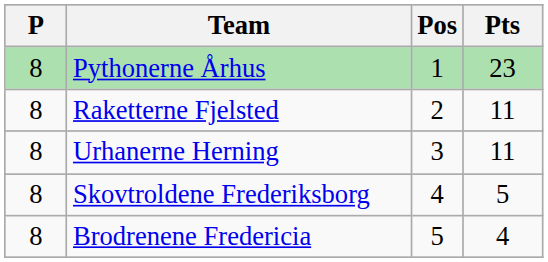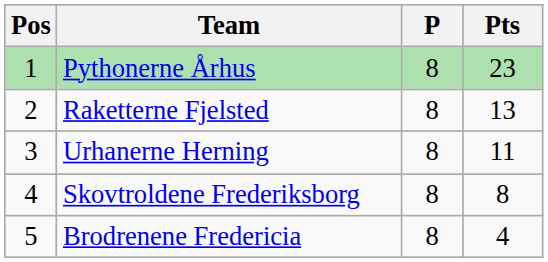columns swapped: (437, 25) <-> (36, 25)
(503, 109) 11 -> (503, 109) 13
(503, 194) 5 -> (503, 194) 8
